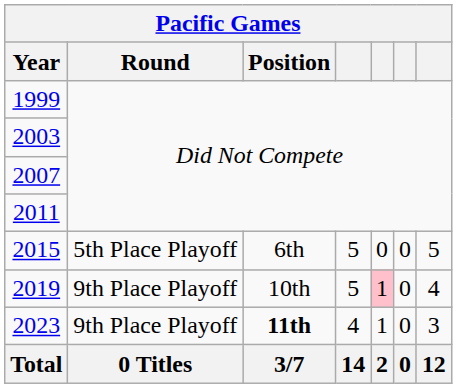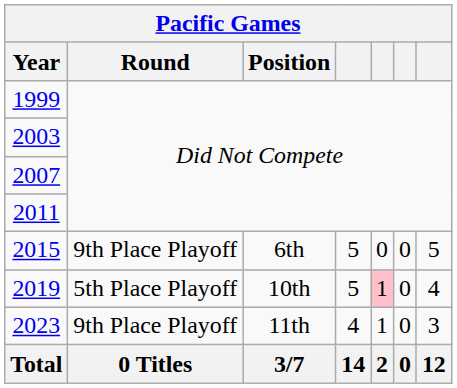(155, 250) 5th Place Playoff -> (155, 250) 9th Place Playoff
(155, 288) 9th Place Playoff -> (155, 288) 5th Place Playoff
(289, 325) bold -> (289, 325) normal
